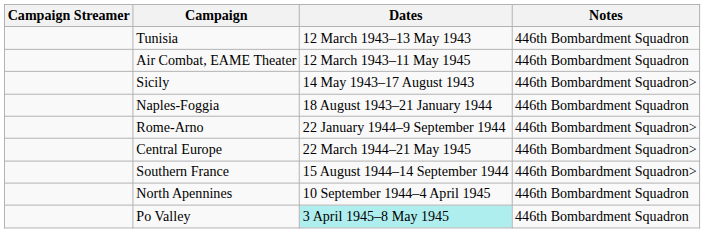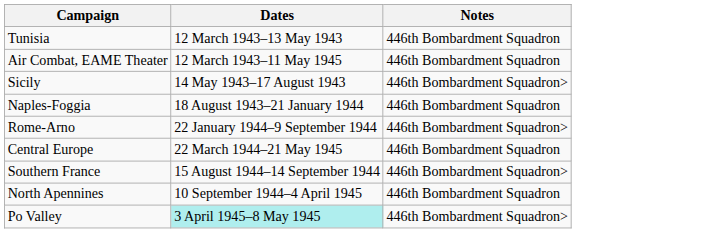- column: (69, 15)
(606, 149) 446th Bombardment Squadron> -> (473, 149) 446th Bombardment Squadron
(602, 216) 446th Bombardment Squadron -> (477, 216) 446th Bombardment Squadron>
